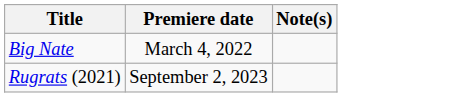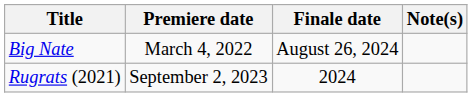+ column: (337, 19)
